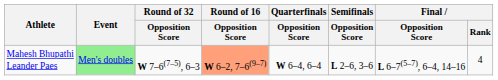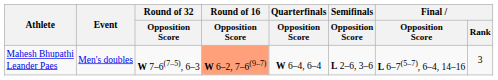(106, 60) lightgreen background -> (106, 60) no background
(480, 60) 4 -> (480, 60) 3
